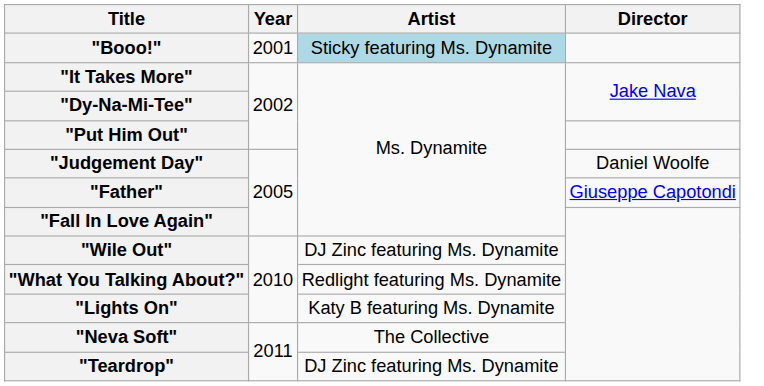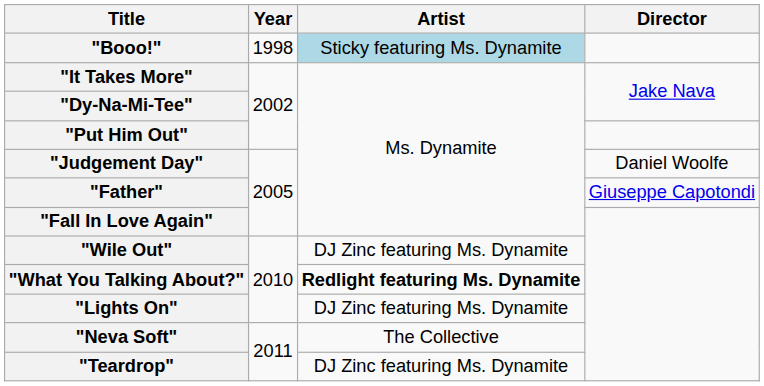(273, 47) 2001 -> (273, 47) 1998
(431, 279) normal -> (441, 279) bold
(431, 308) Katy B featuring Ms. Dynamite -> (441, 308) DJ Zinc featuring Ms. Dynamite
